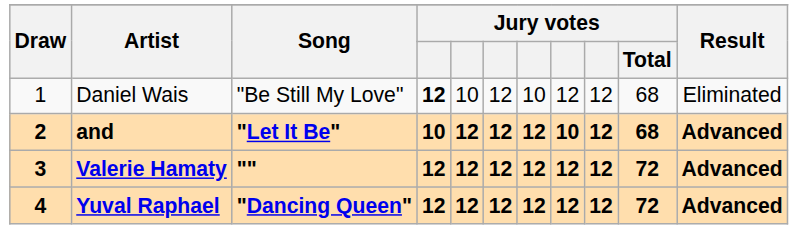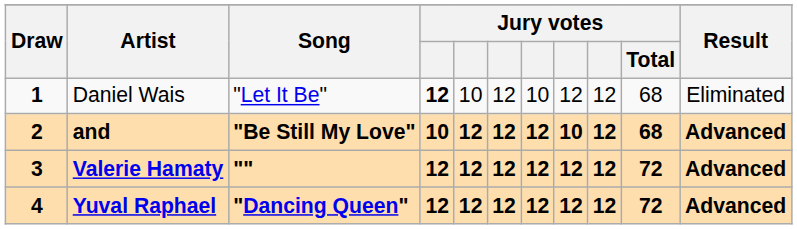(40, 96) normal -> (37, 96) bold
(320, 96) "Be Still My Love" -> (280, 96) "Let It Be"
(288, 132) "Let It Be" -> (324, 132) "Be Still My Love"
